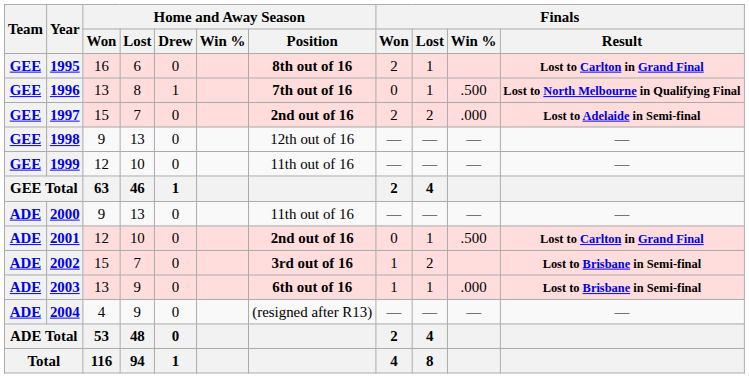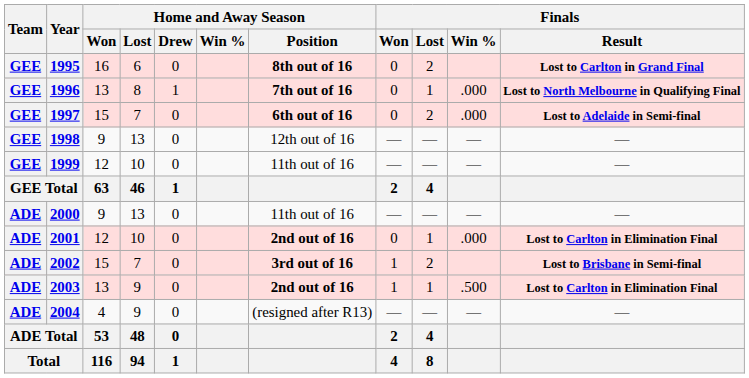(394, 66) 2 -> (394, 66) 0
(430, 66) 1 -> (430, 66) 2
(474, 90) .500 -> (474, 90) .000
(312, 115) 2nd out of 16 -> (312, 115) 6th out of 16
(394, 115) 2 -> (394, 115) 0
(474, 238) .500 -> (474, 238) .000
(622, 239) Lost to Carlton in Grand Final -> (622, 239) Lost to Carlton in Elimination Final
(312, 287) 6th out of 16 -> (312, 287) 2nd out of 16
(474, 287) .000 -> (474, 287) .500
(622, 288) Lost to Brisbane in Semi-final -> (622, 288) Lost to Carlton in Elimination Final
